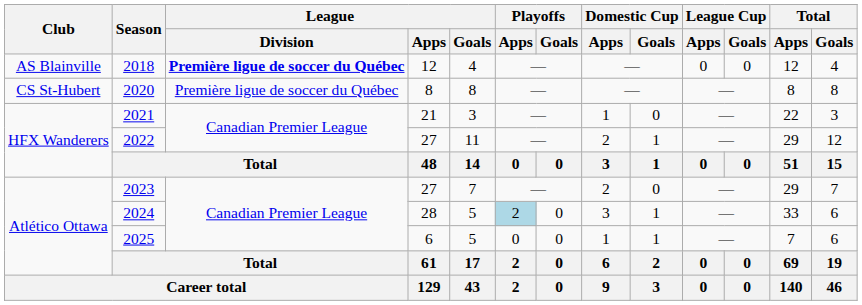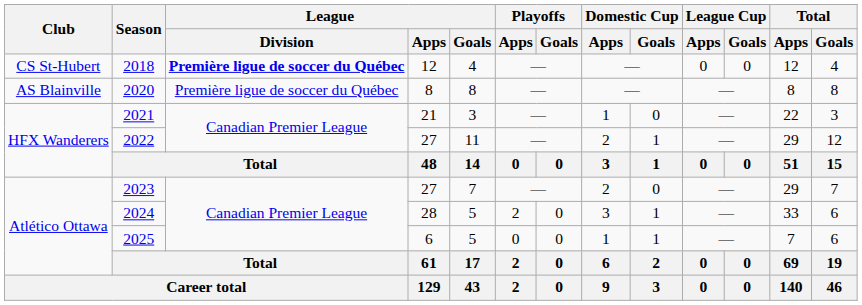(58, 66) AS Blainville -> (58, 66) CS St-Hubert
(58, 90) CS St-Hubert -> (58, 90) AS Blainville
(516, 213) lightblue background -> (516, 213) no background
